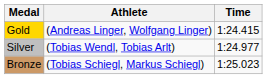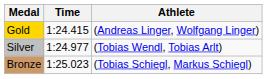columns swapped: (129, 13) <-> (238, 13)
